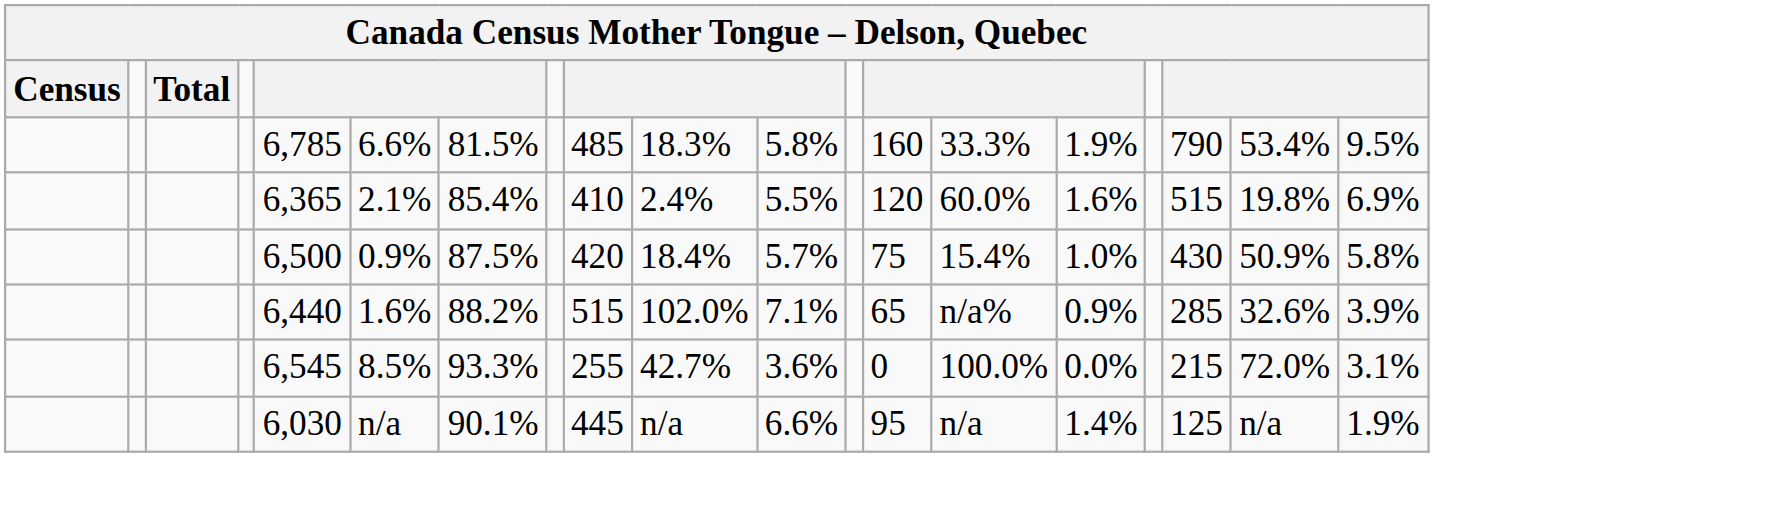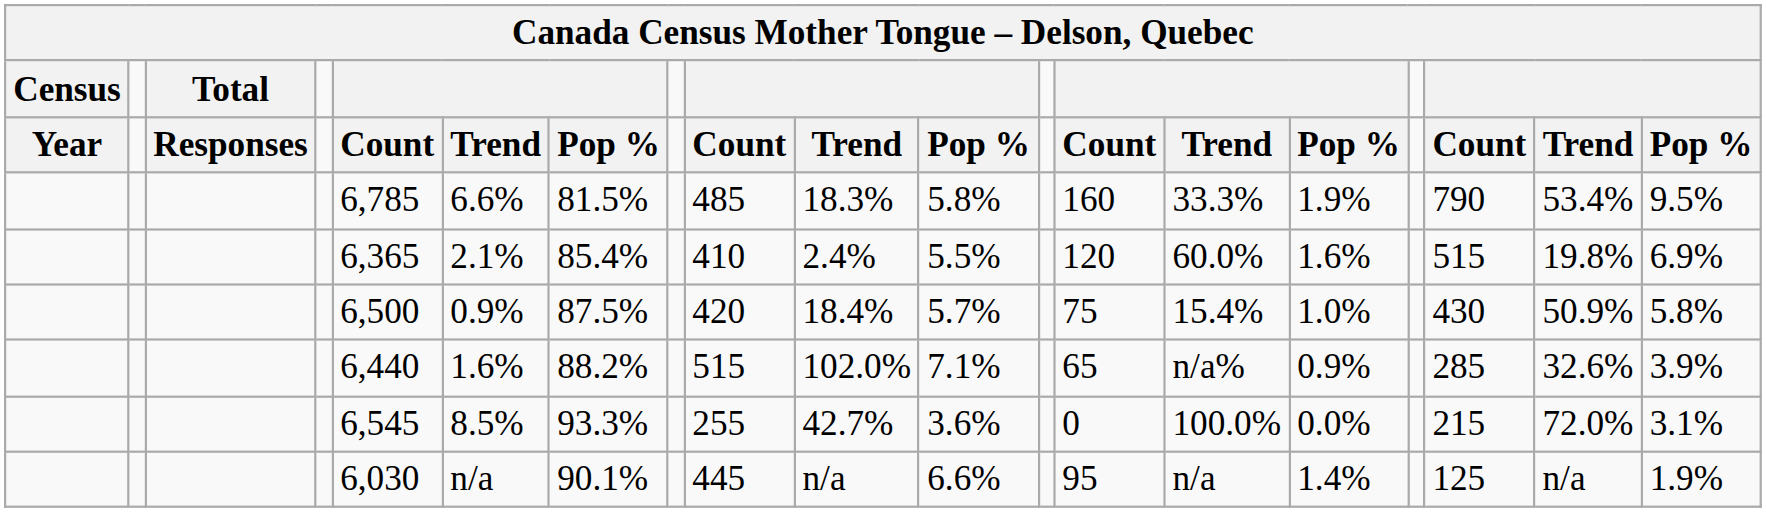+ row: (67, 144)
